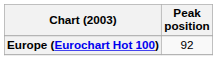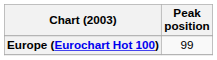(187, 45) 92 -> (187, 45) 99
